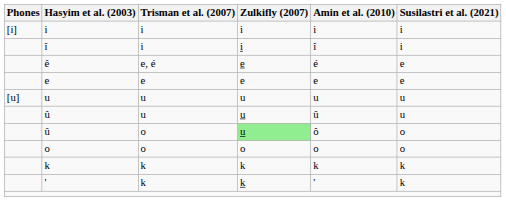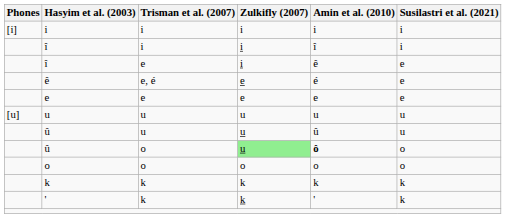+ row: (46, 64)
(316, 132) normal -> (316, 149) bold
